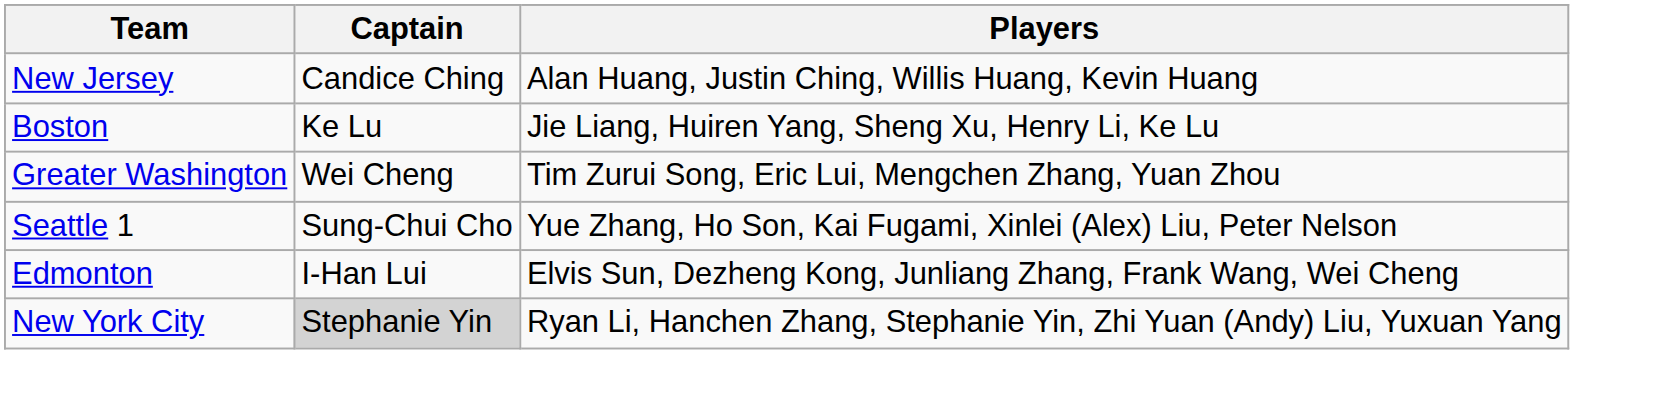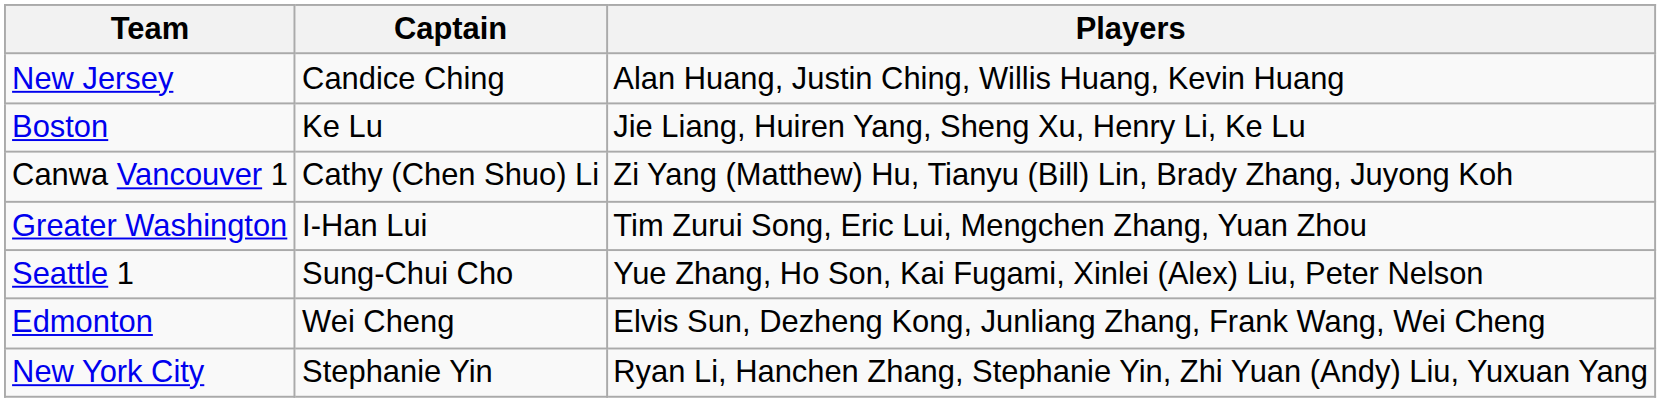+ row: (150, 175)
(378, 175) Wei Cheng -> (365, 224) I-Han Lui
(364, 273) I-Han Lui -> (378, 322) Wei Cheng
(397, 322) lightgrey background -> (397, 371) no background
